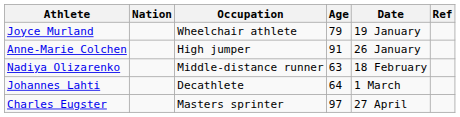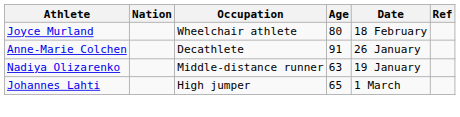(336, 31) 79 -> (336, 31) 80
(387, 31) 19 January -> (391, 31) 18 February
(214, 49) High jumper -> (211, 49) Decathlete
(391, 67) 18 February -> (387, 67) 19 January
(211, 85) Decathlete -> (214, 85) High jumper
(336, 85) 64 -> (336, 85) 65
- row: (57, 103)
